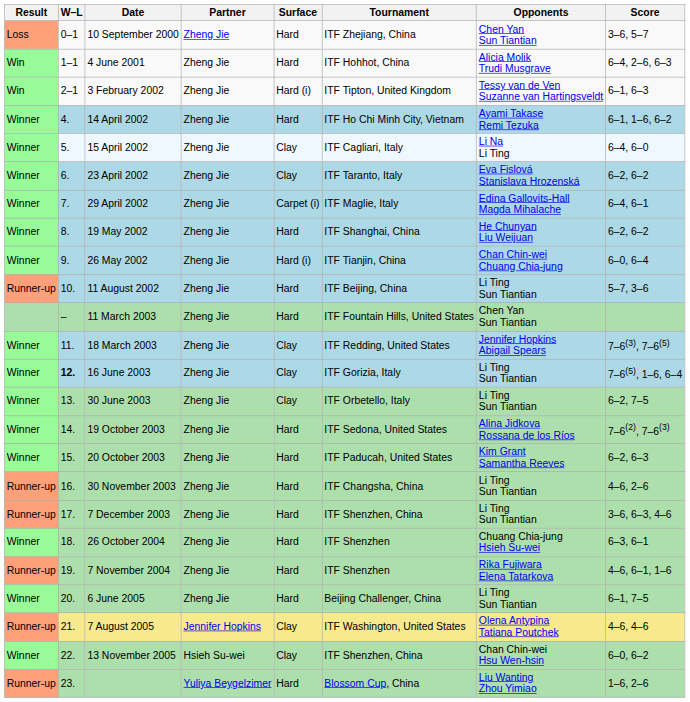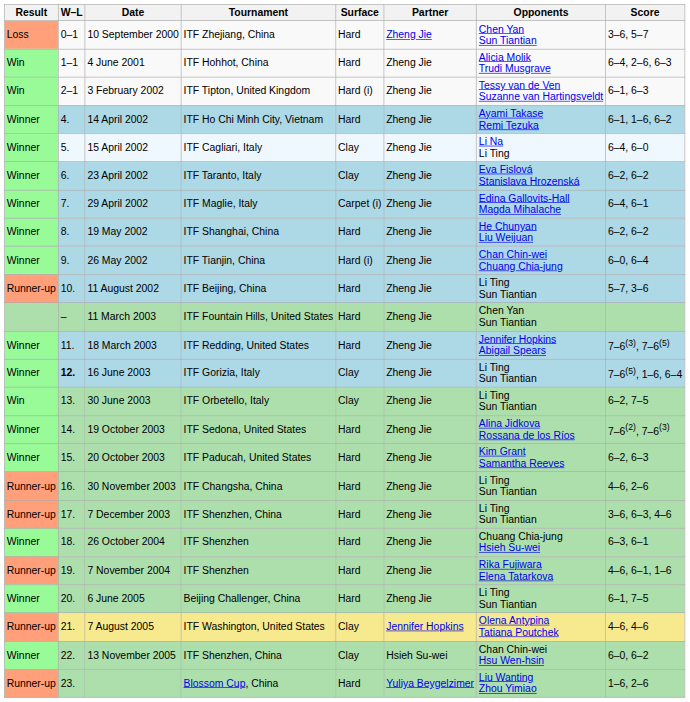columns swapped: (399, 12) <-> (227, 12)
(287, 345) Clay -> (349, 345) Hard
(23, 401) Winner -> (16, 401) Win
